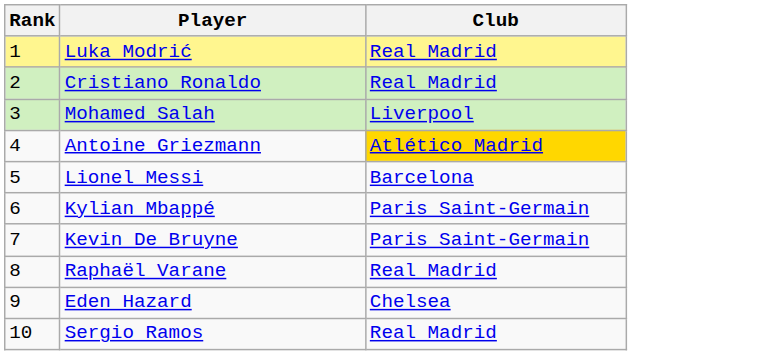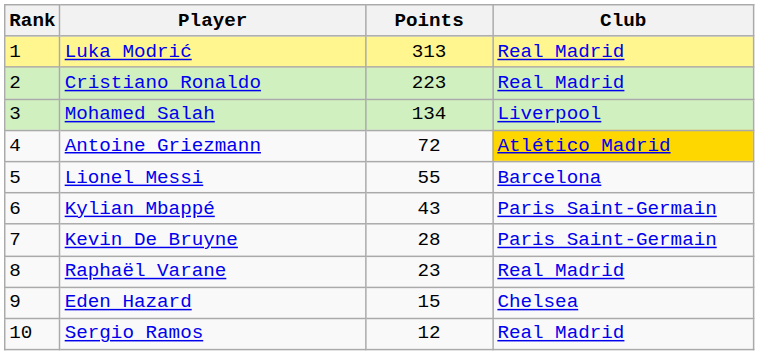+ column: (429, 20)
